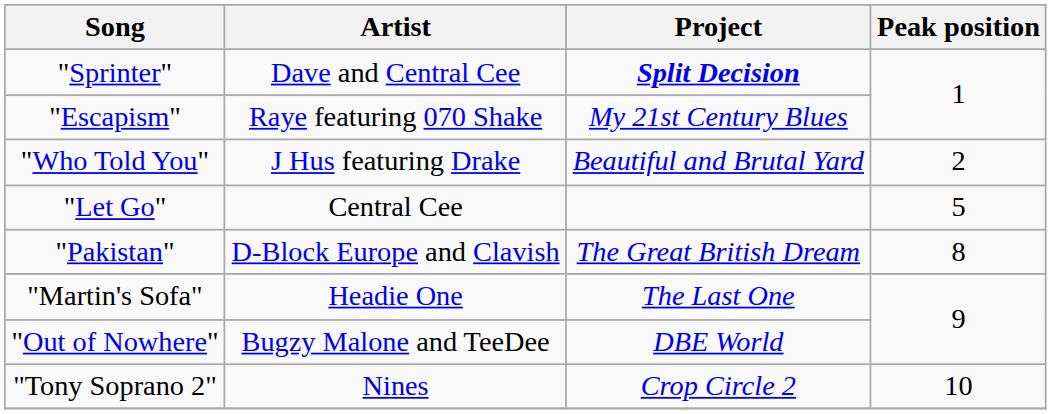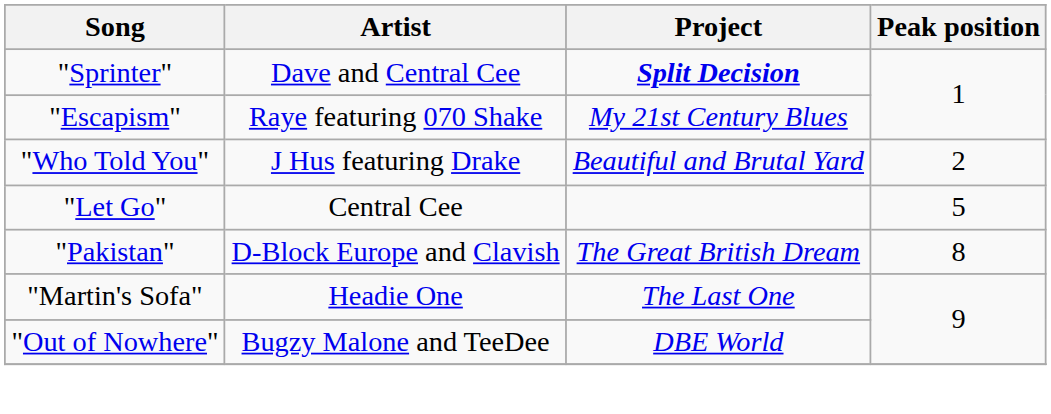- row: (115, 386)
